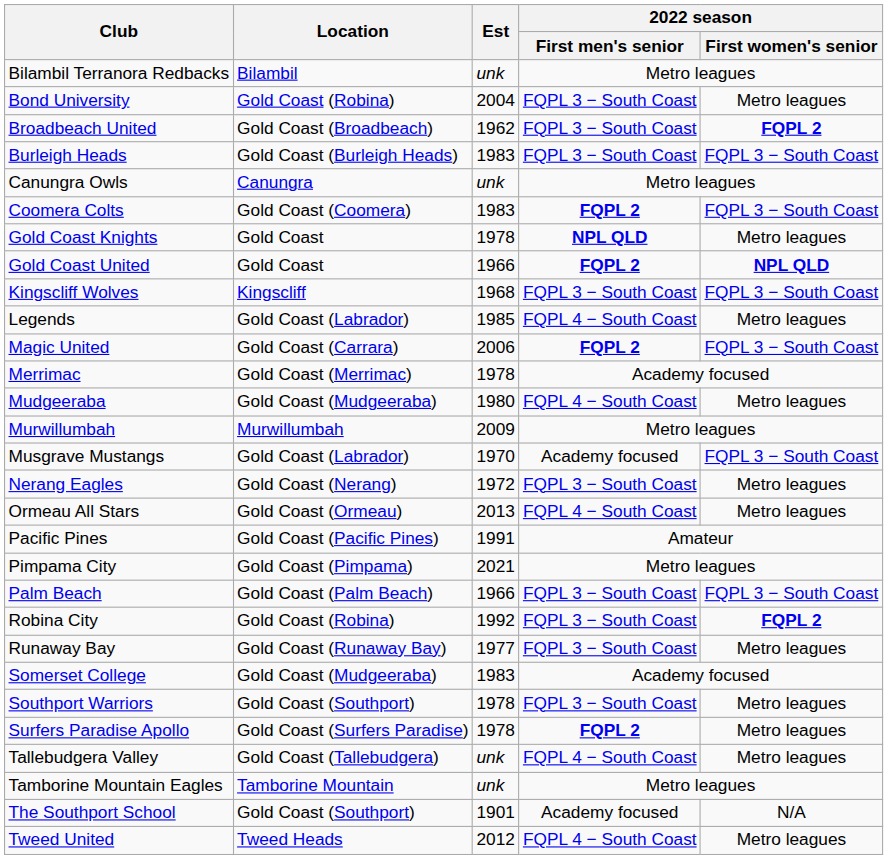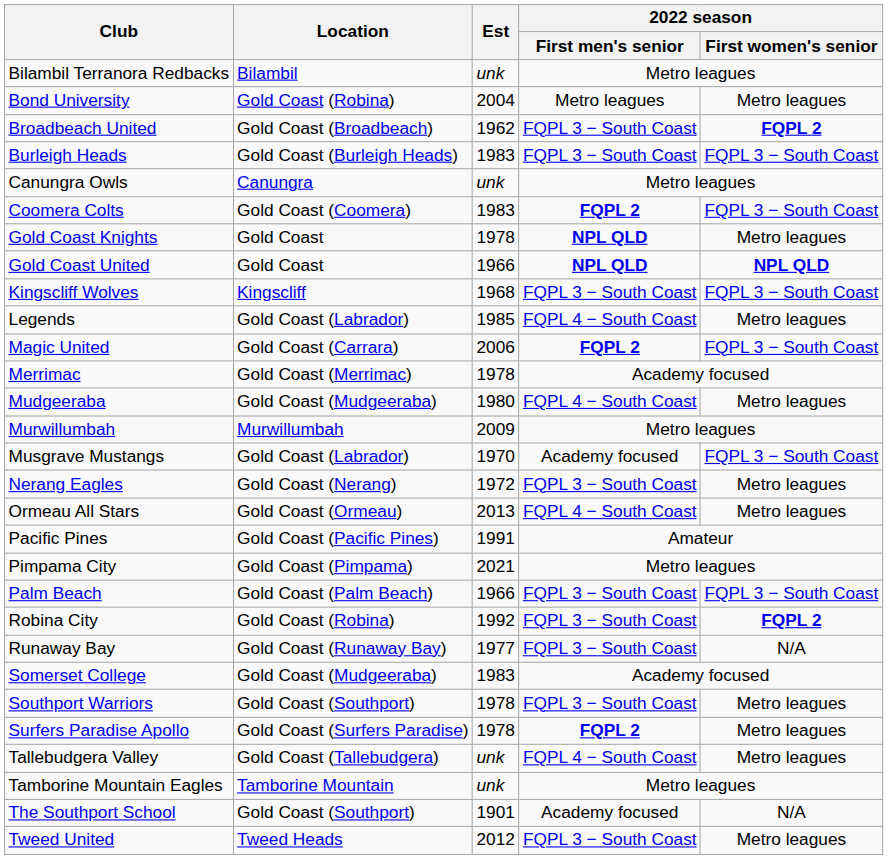(610, 100) FQPL 3 − South Coast -> (610, 100) Metro leagues
(610, 264) FQPL 2 -> (610, 264) NPL QLD
(791, 648) Metro leagues -> (791, 648) N/A
(610, 840) FQPL 4 − South Coast -> (610, 840) FQPL 3 − South Coast
